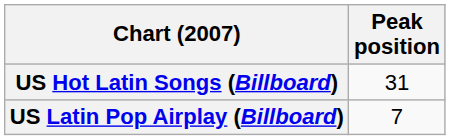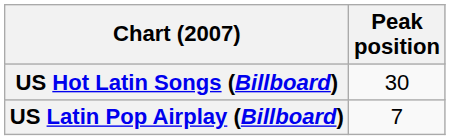(397, 81) 31 -> (397, 81) 30
